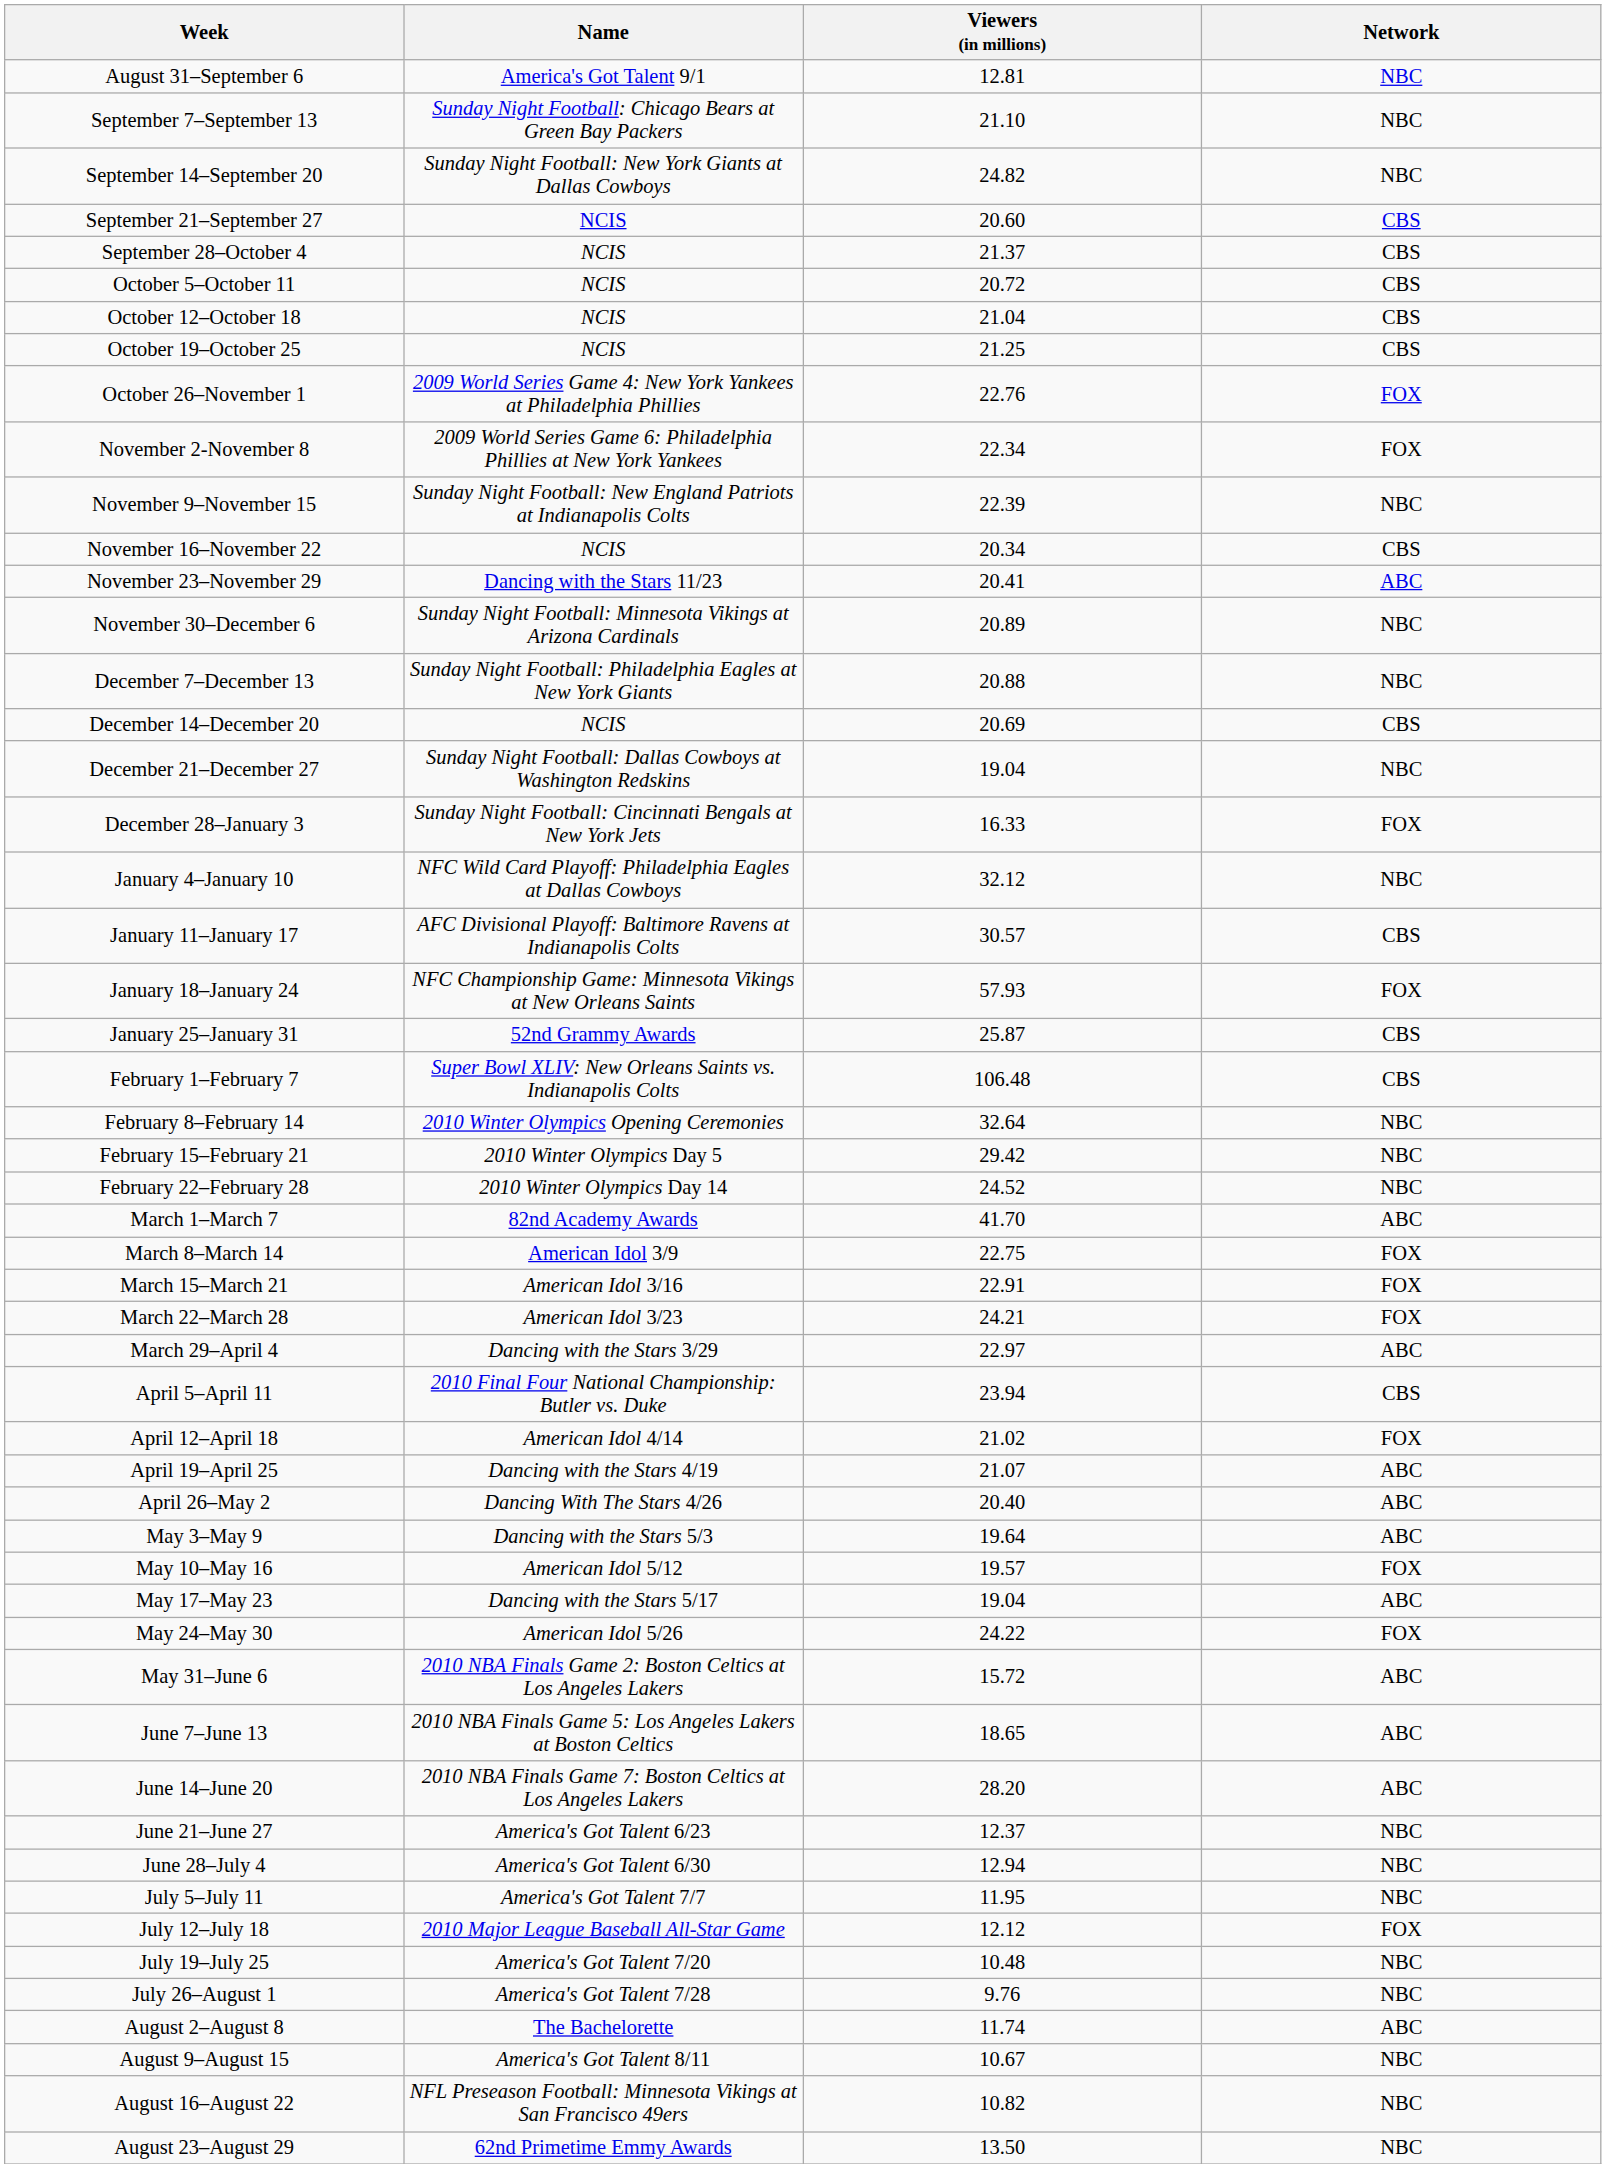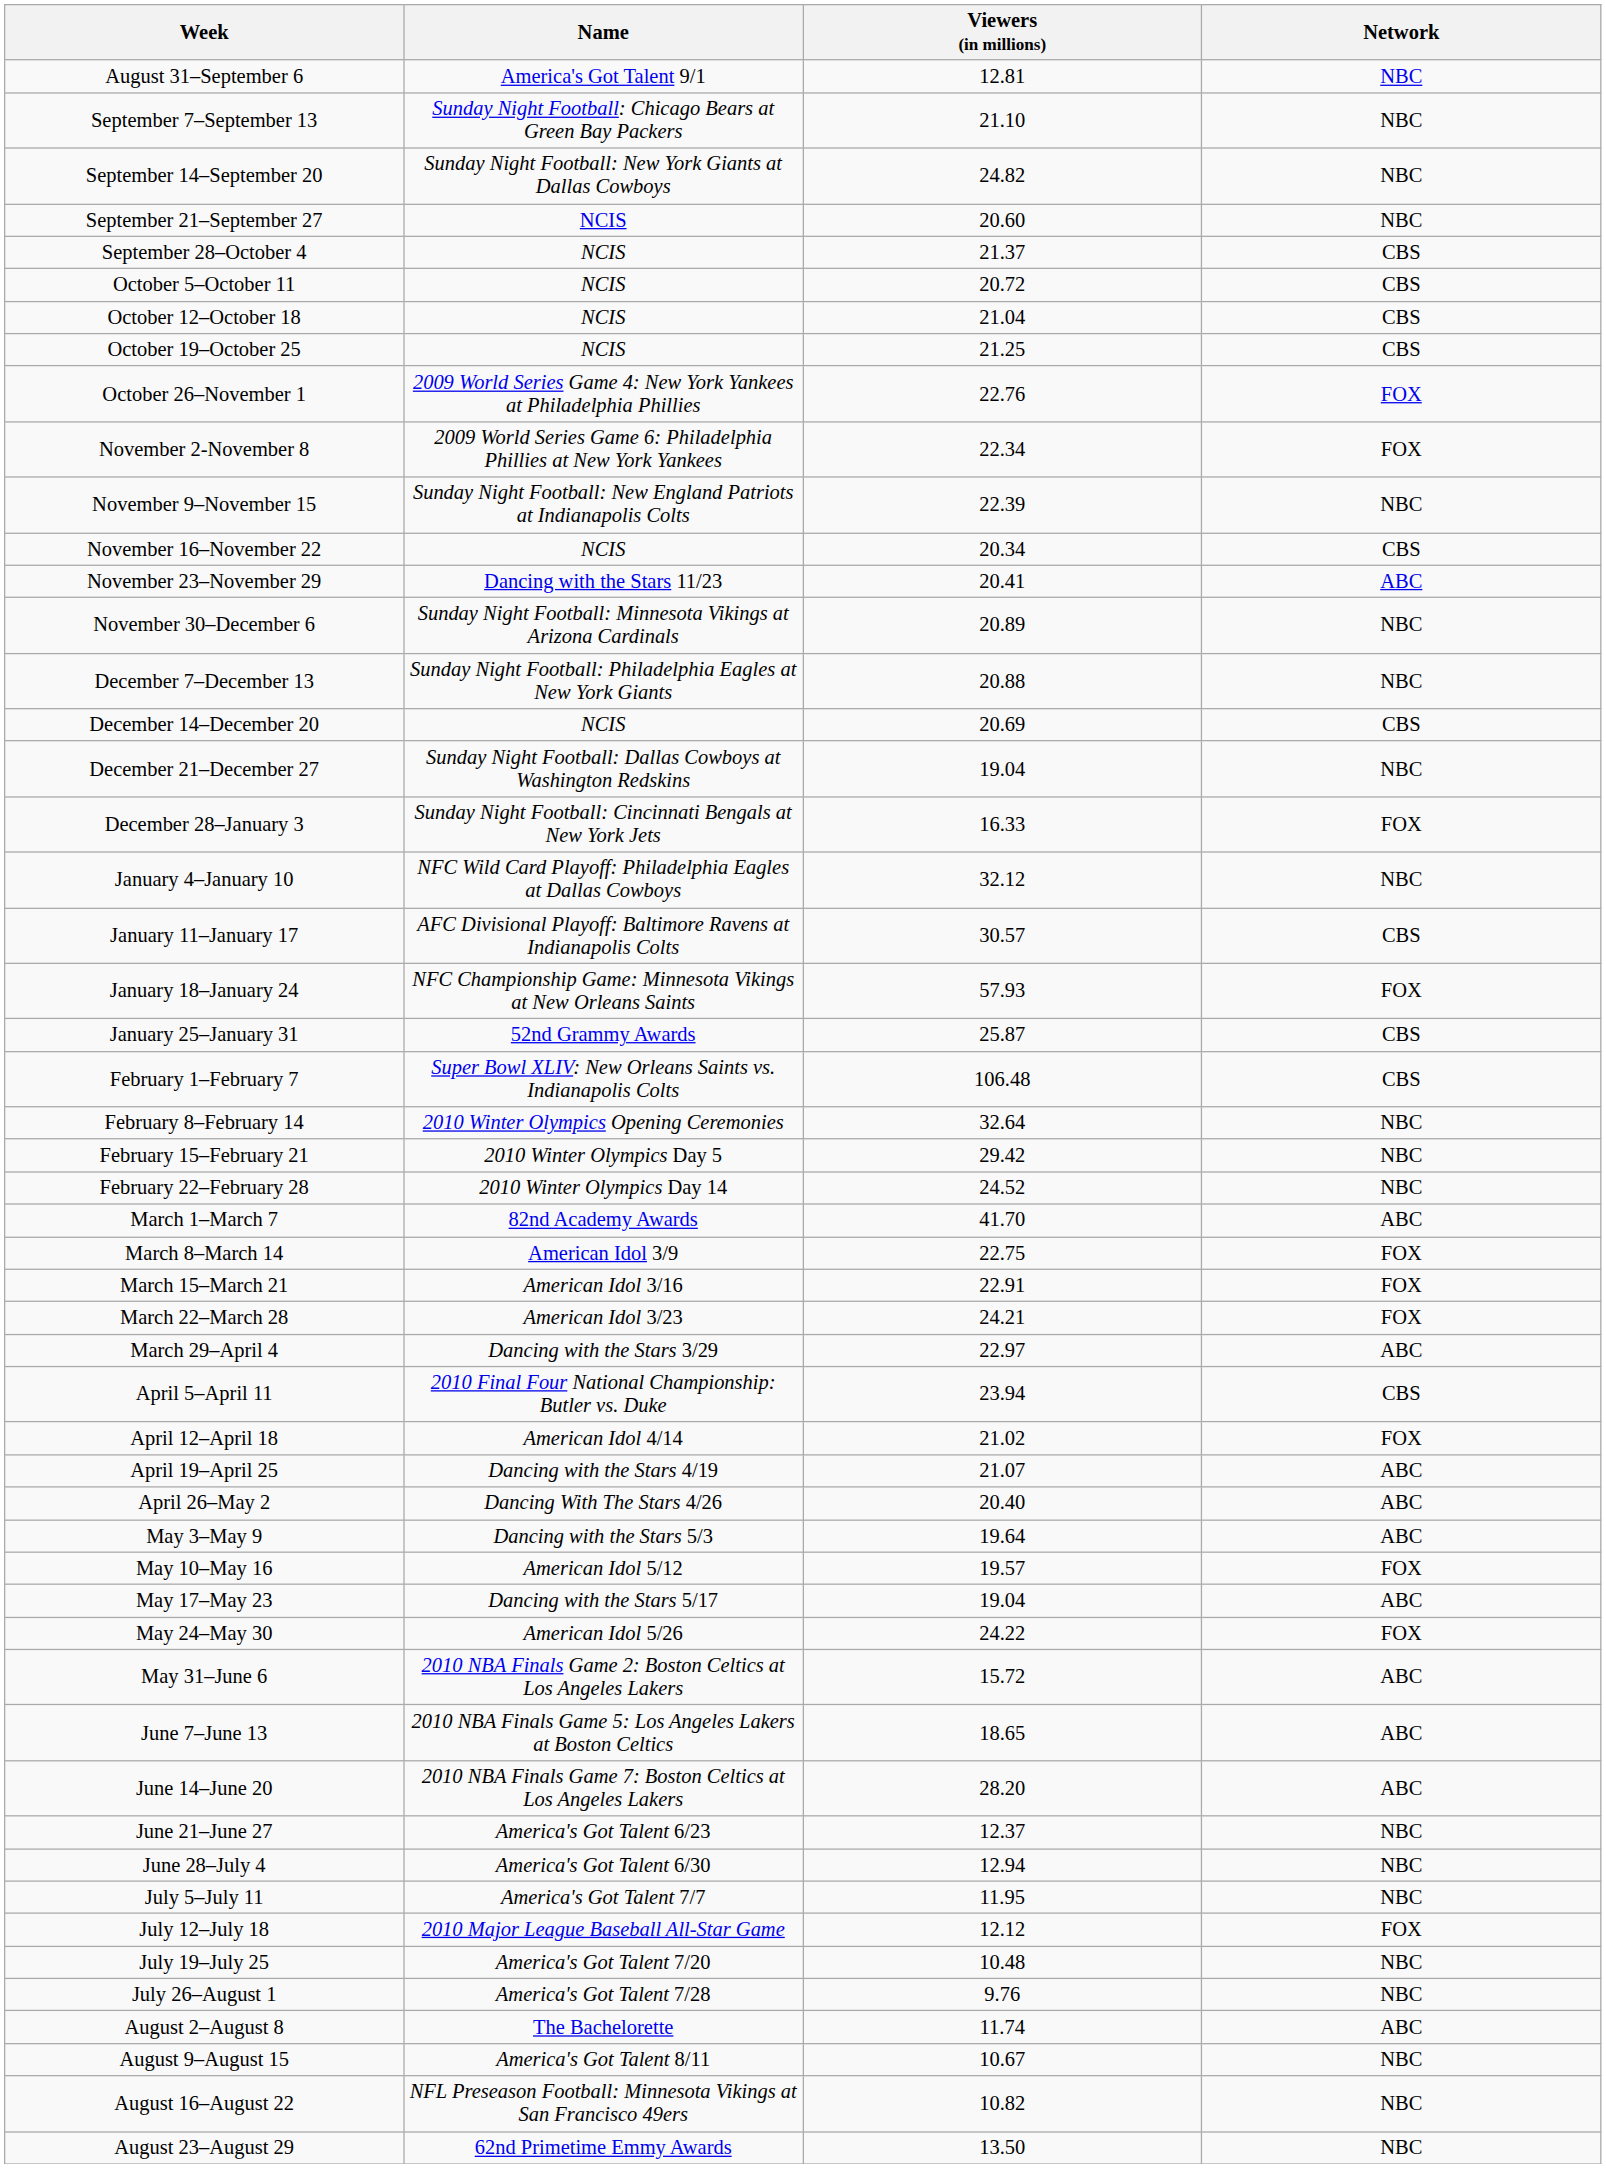(1401, 219) CBS -> (1401, 219) NBC
